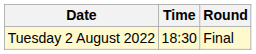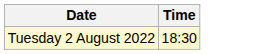- column: (226, 15)
